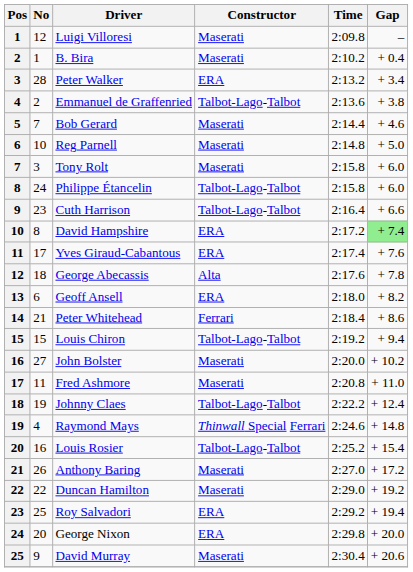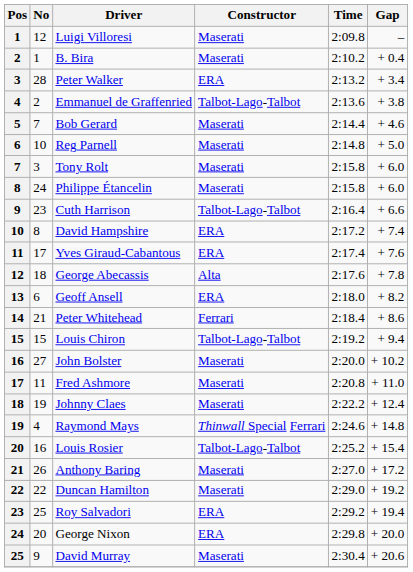(249, 188) Talbot-Lago-Talbot -> (221, 188) Maserati
(391, 231) lightgreen background -> (391, 231) no background
(249, 404) Talbot-Lago-Talbot -> (221, 404) Maserati
